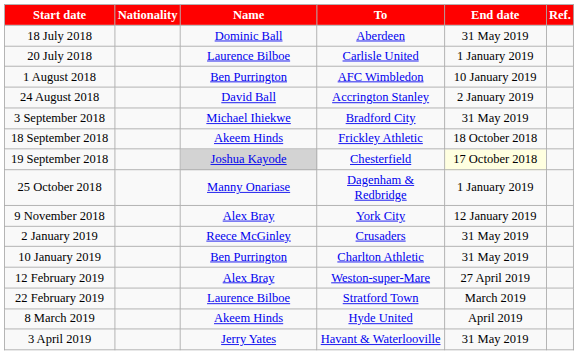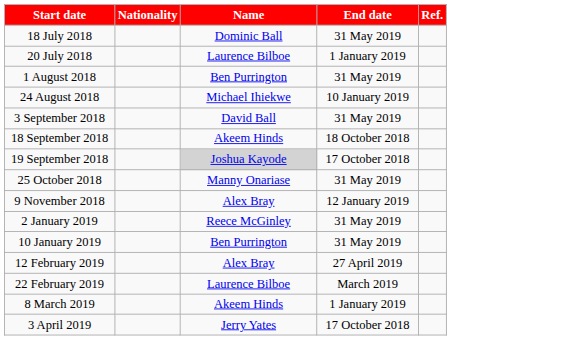- column: (381, 15)
(495, 77) 10 January 2019 -> (368, 77) 31 May 2019
(249, 97) David Ball -> (249, 97) Michael Ihiekwe
(495, 97) 2 January 2019 -> (368, 97) 10 January 2019
(249, 118) Michael Ihiekwe -> (249, 118) David Ball
(495, 159) lightyellow background -> (368, 159) no background
(495, 187) 1 January 2019 -> (368, 180) 31 May 2019
(495, 319) April 2019 -> (368, 304) 1 January 2019
(495, 339) 31 May 2019 -> (368, 325) 17 October 2018
